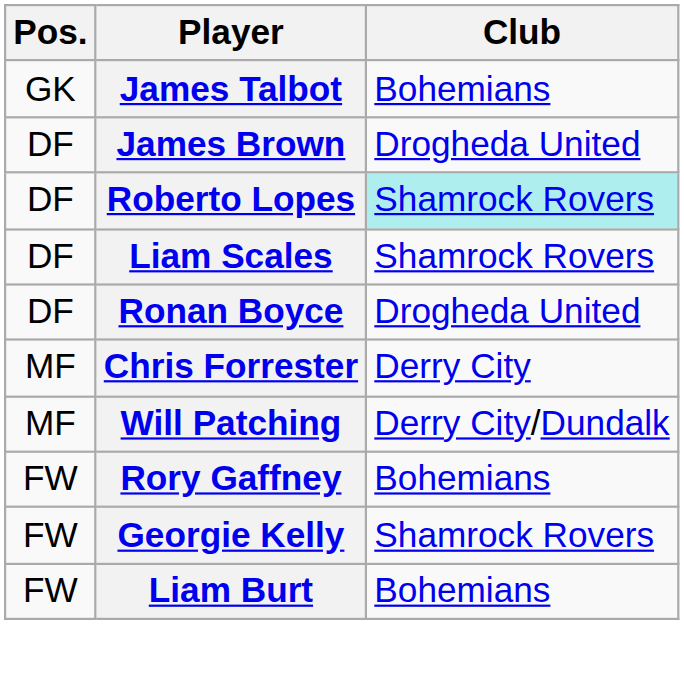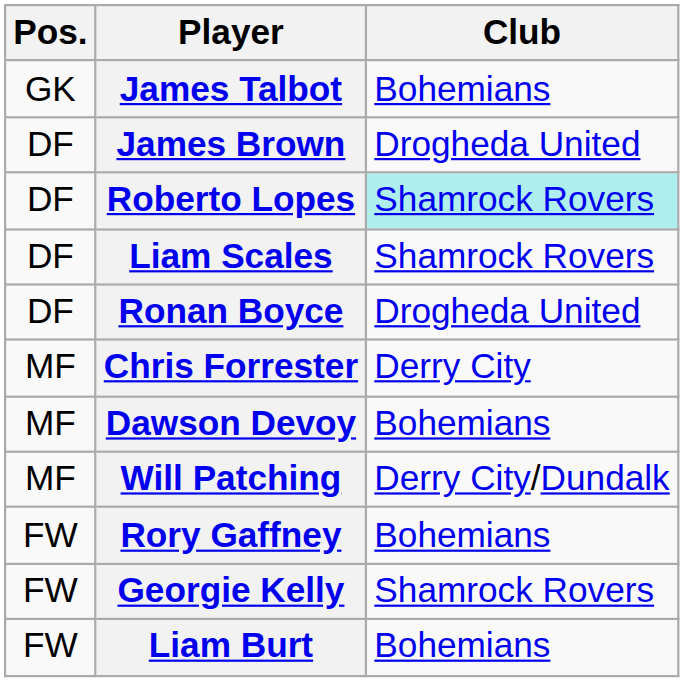+ row: (231, 423)
